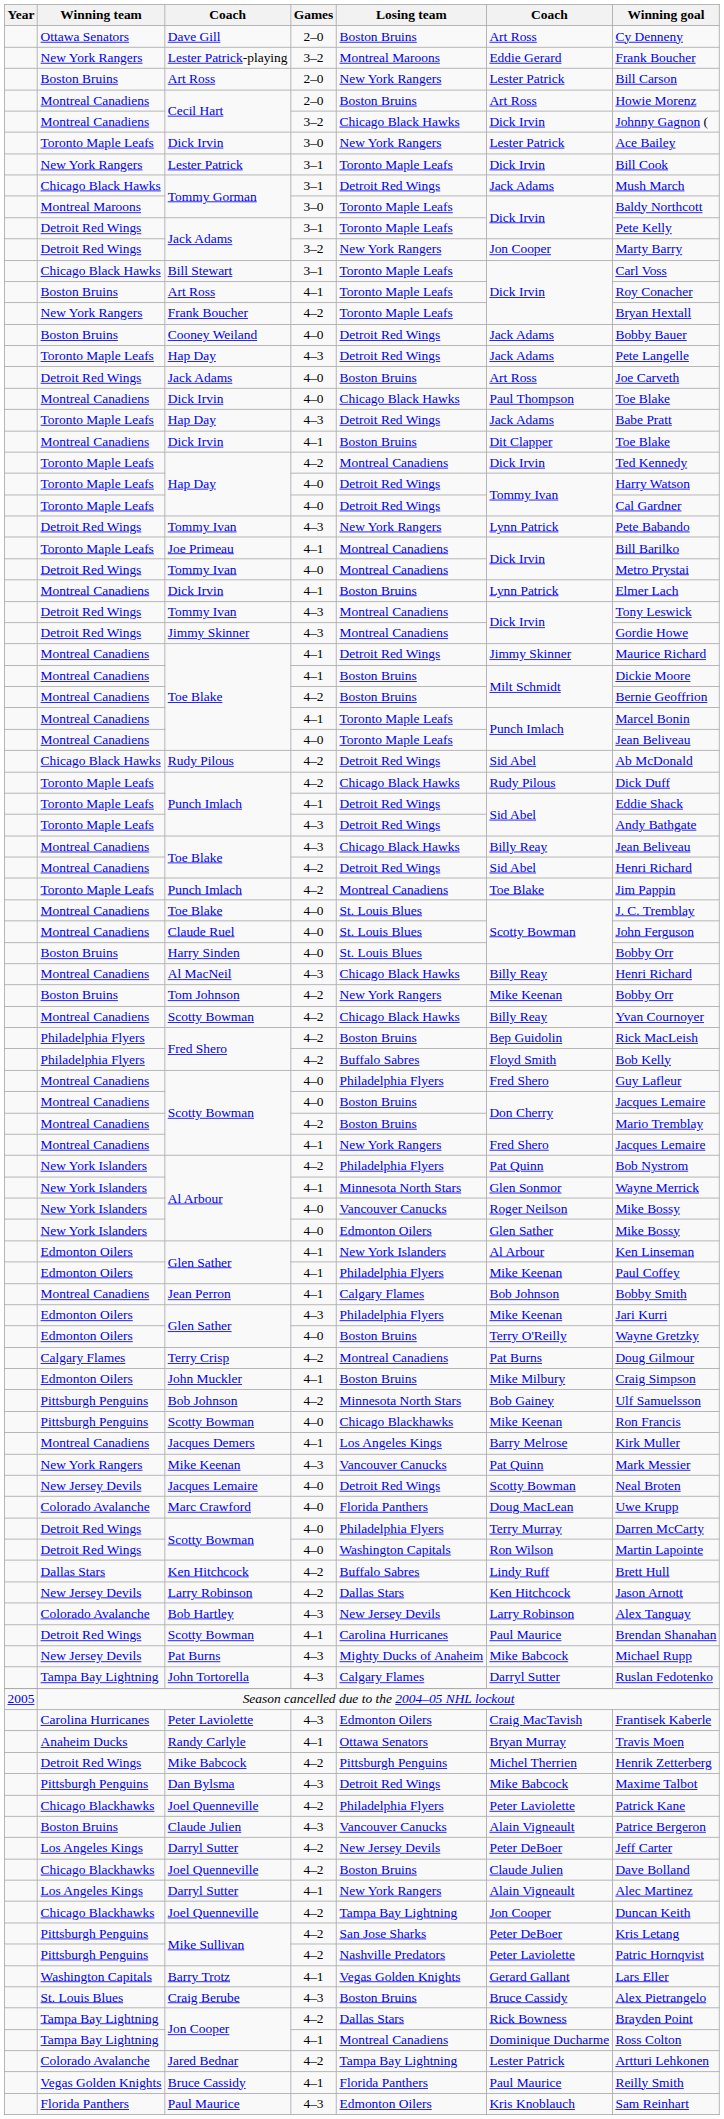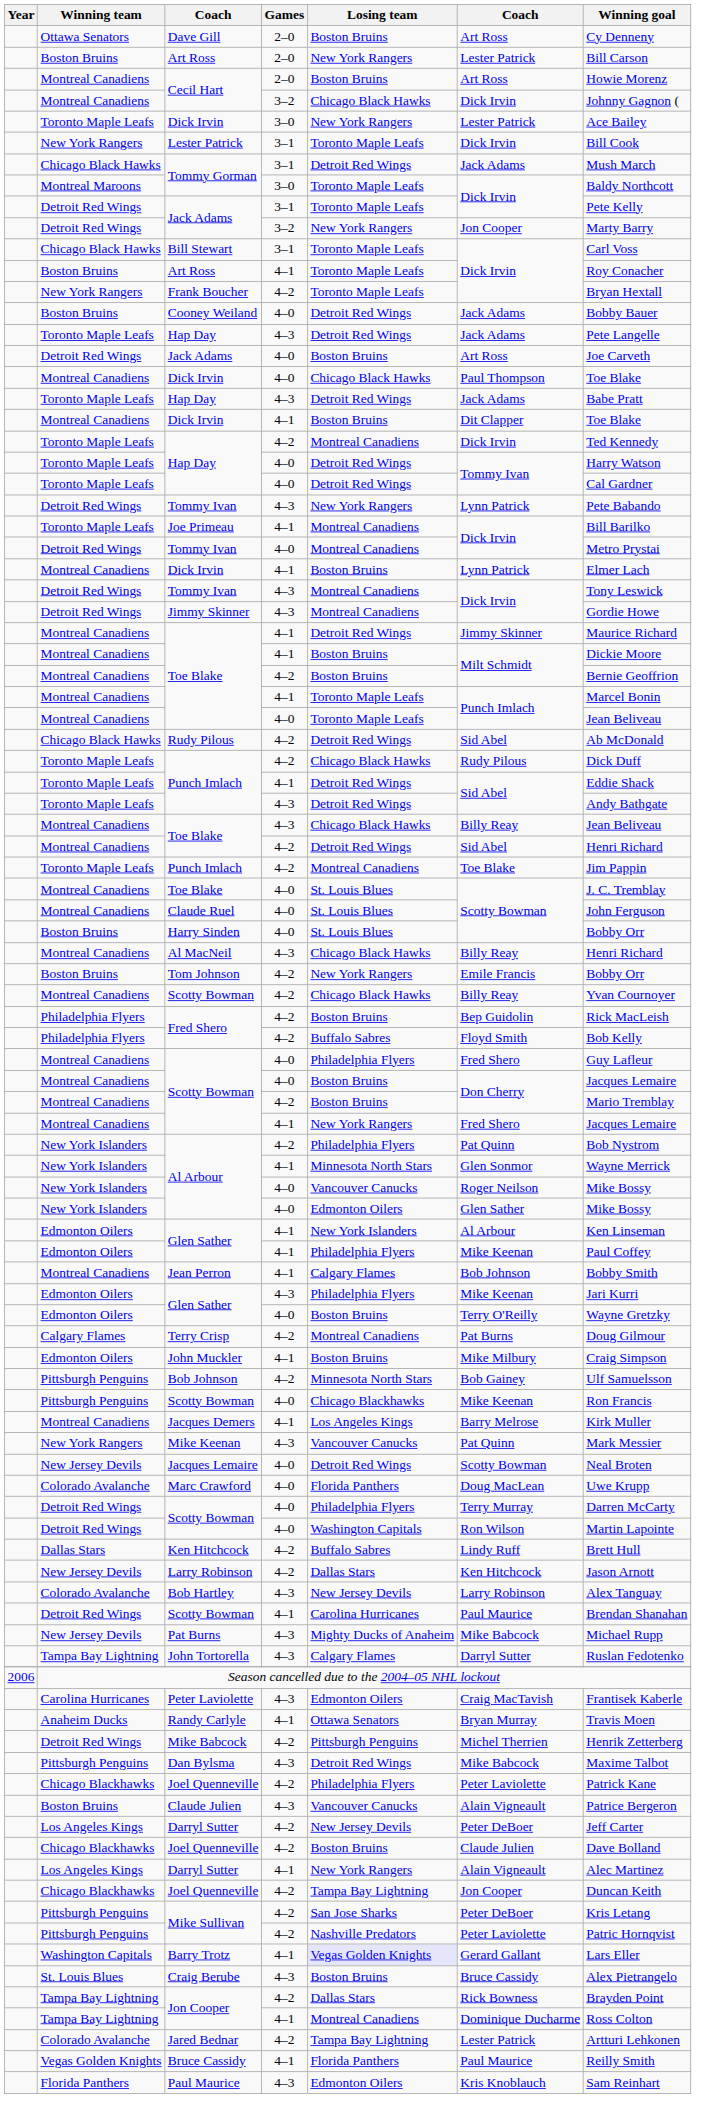- row: (228, 57)
(526, 995) Mike Keenan -> (498, 974) Emile Francis
(21, 1699) 2005 -> (21, 1677) 2006
(400, 1976) no background -> (371, 1954) lavender background
